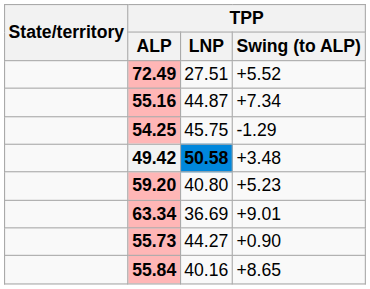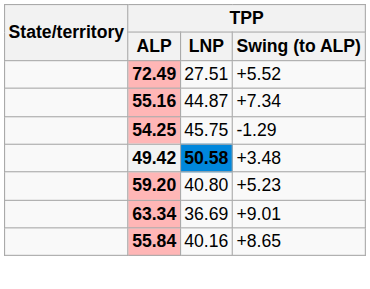- row: (154, 241)
